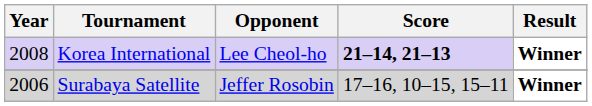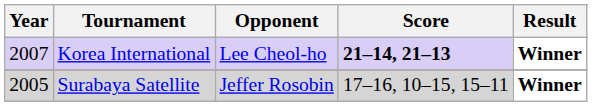(29, 53) 2008 -> (29, 53) 2007
(29, 85) 2006 -> (29, 85) 2005
